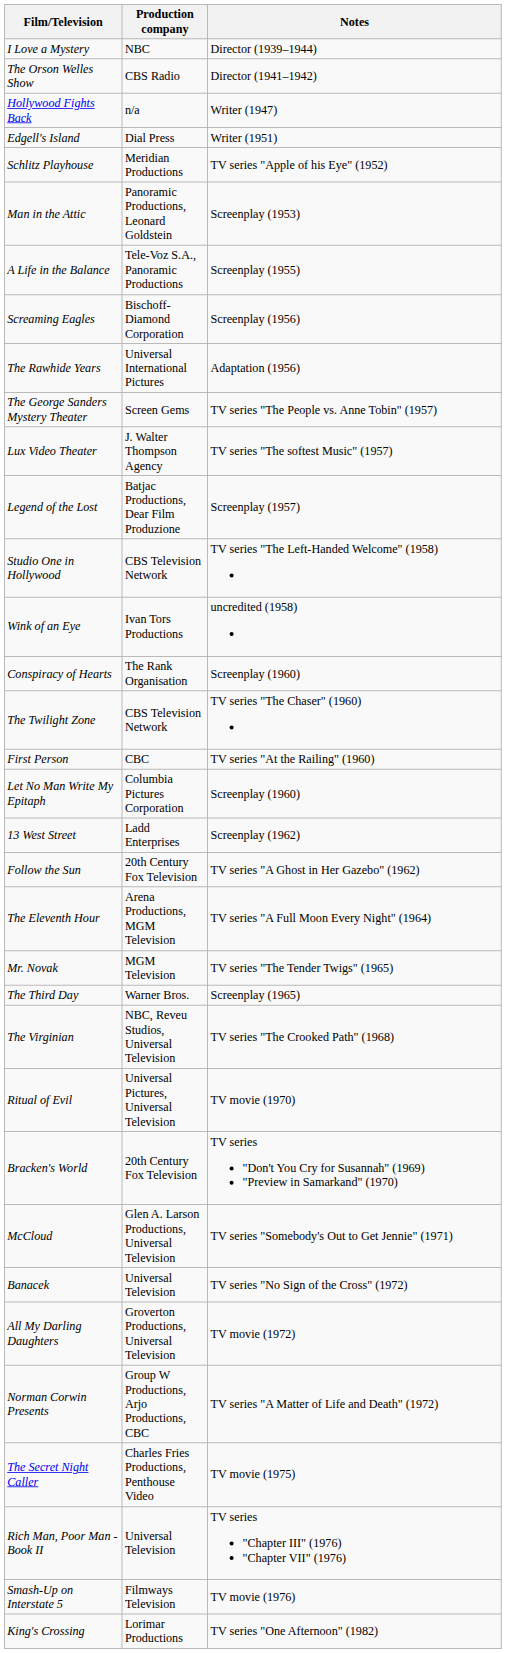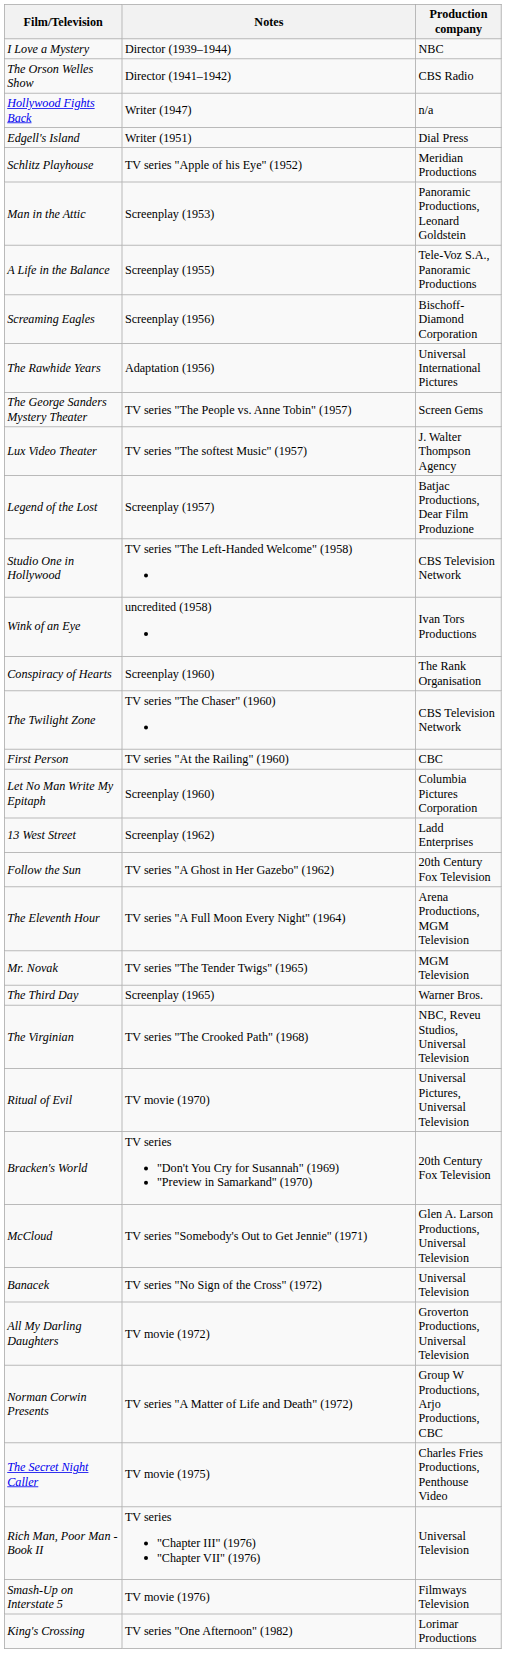columns swapped: (355, 21) <-> (165, 21)
